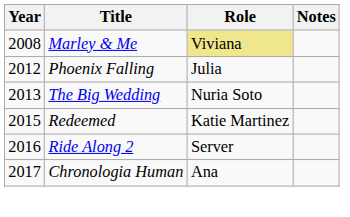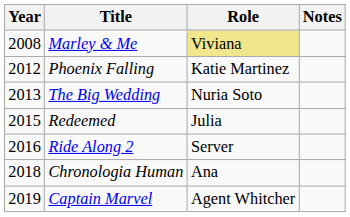(206, 69) Julia -> (240, 69) Katie Martinez
(240, 120) Katie Martinez -> (206, 120) Julia
(25, 172) 2017 -> (25, 172) 2018
+ row: (100, 198)
